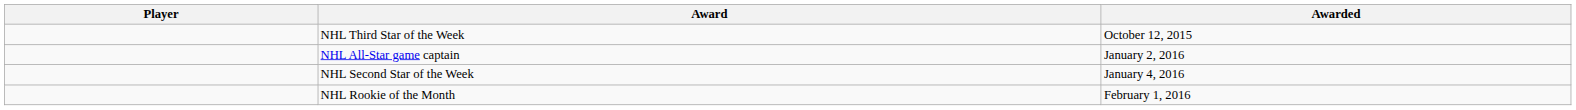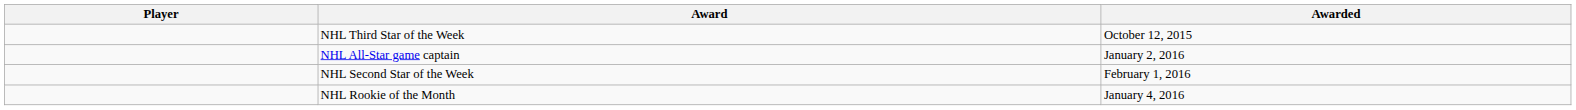(1144, 74) January 4, 2016 -> (1147, 74) February 1, 2016
(1147, 94) February 1, 2016 -> (1144, 94) January 4, 2016
